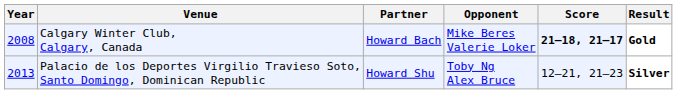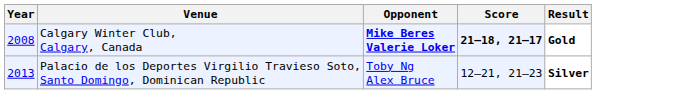- column: (404, 14)
(491, 40) normal -> (411, 40) bold
